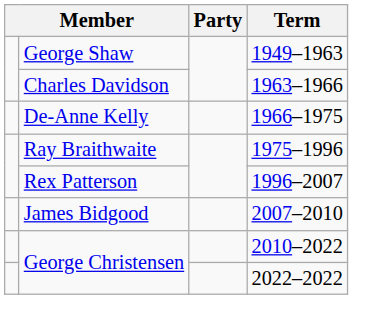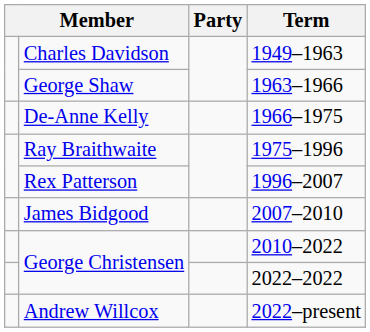(79, 52) George Shaw -> (96, 52) Charles Davidson
(96, 85) Charles Davidson -> (79, 85) George Shaw
+ row: (306, 310)
